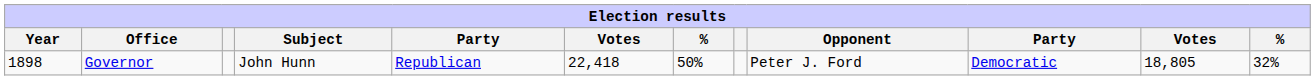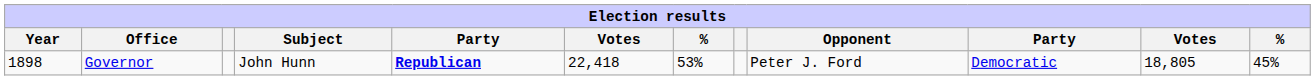(438, 63) normal -> (438, 63) bold
(690, 63) 50% -> (690, 63) 53%
(1266, 63) 32% -> (1266, 63) 45%
